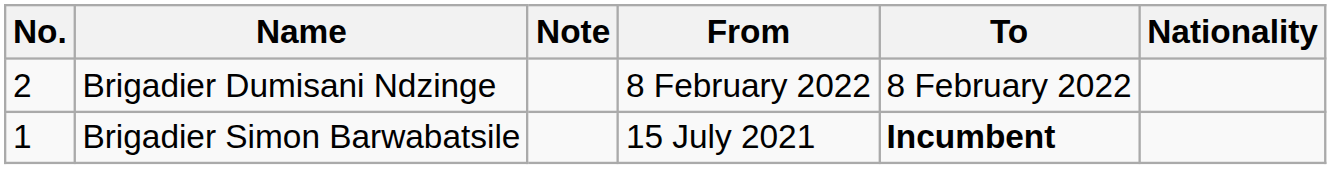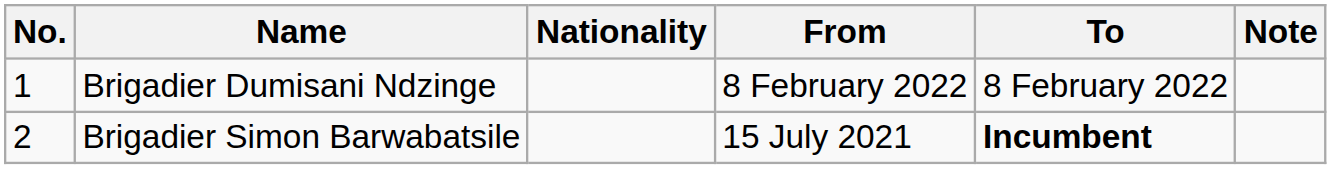columns swapped: (1233, 32) <-> (573, 32)
(22, 85) 2 -> (22, 85) 1
(22, 138) 1 -> (22, 138) 2
